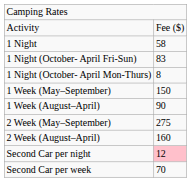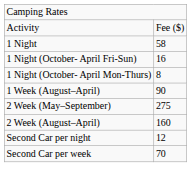(161, 59) 83 -> (161, 59) 16
- row: (59, 91)
(161, 153) pink background -> (161, 138) no background
